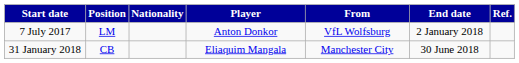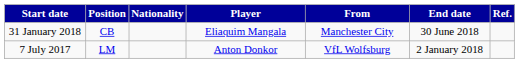rows swapped: (45, 31) <-> (45, 50)
